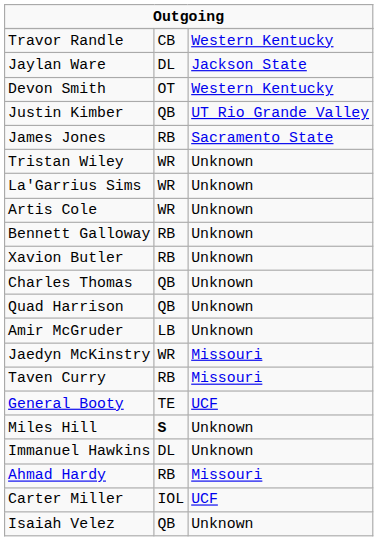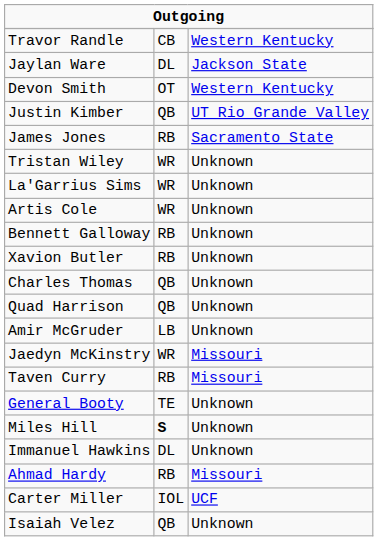(205, 403) UCF -> (222, 403) Unknown
